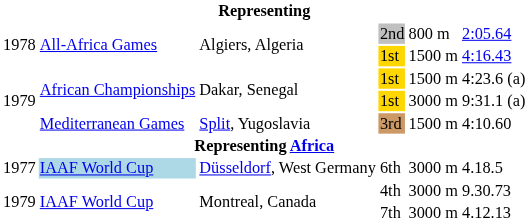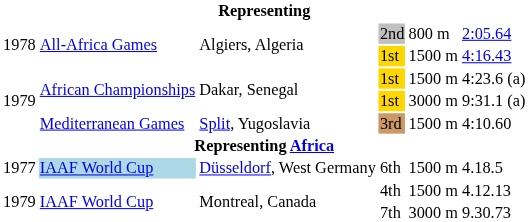(433, 168) 3000 m -> (433, 168) 1500 m
(433, 190) 3000 m -> (433, 190) 1500 m
(486, 190) 9.30.73 -> (486, 190) 4.12.13
(486, 213) 4.12.13 -> (486, 213) 9.30.73
